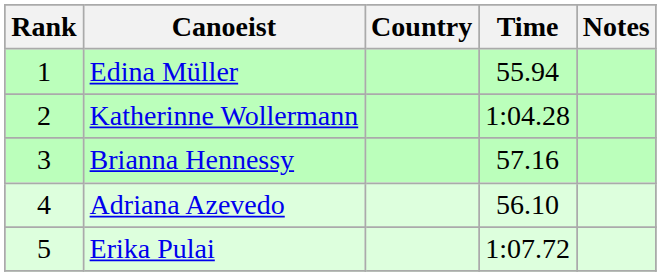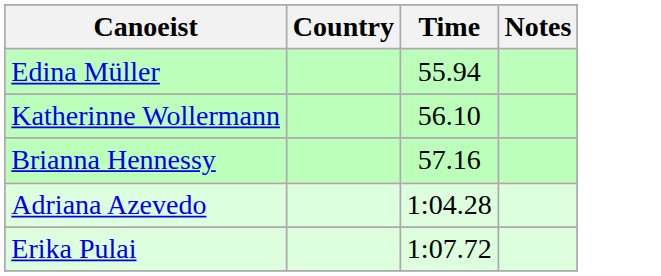- column: (44, 26)
(528, 115) 1:04.28 -> (449, 115) 56.10
(528, 204) 56.10 -> (449, 204) 1:04.28
